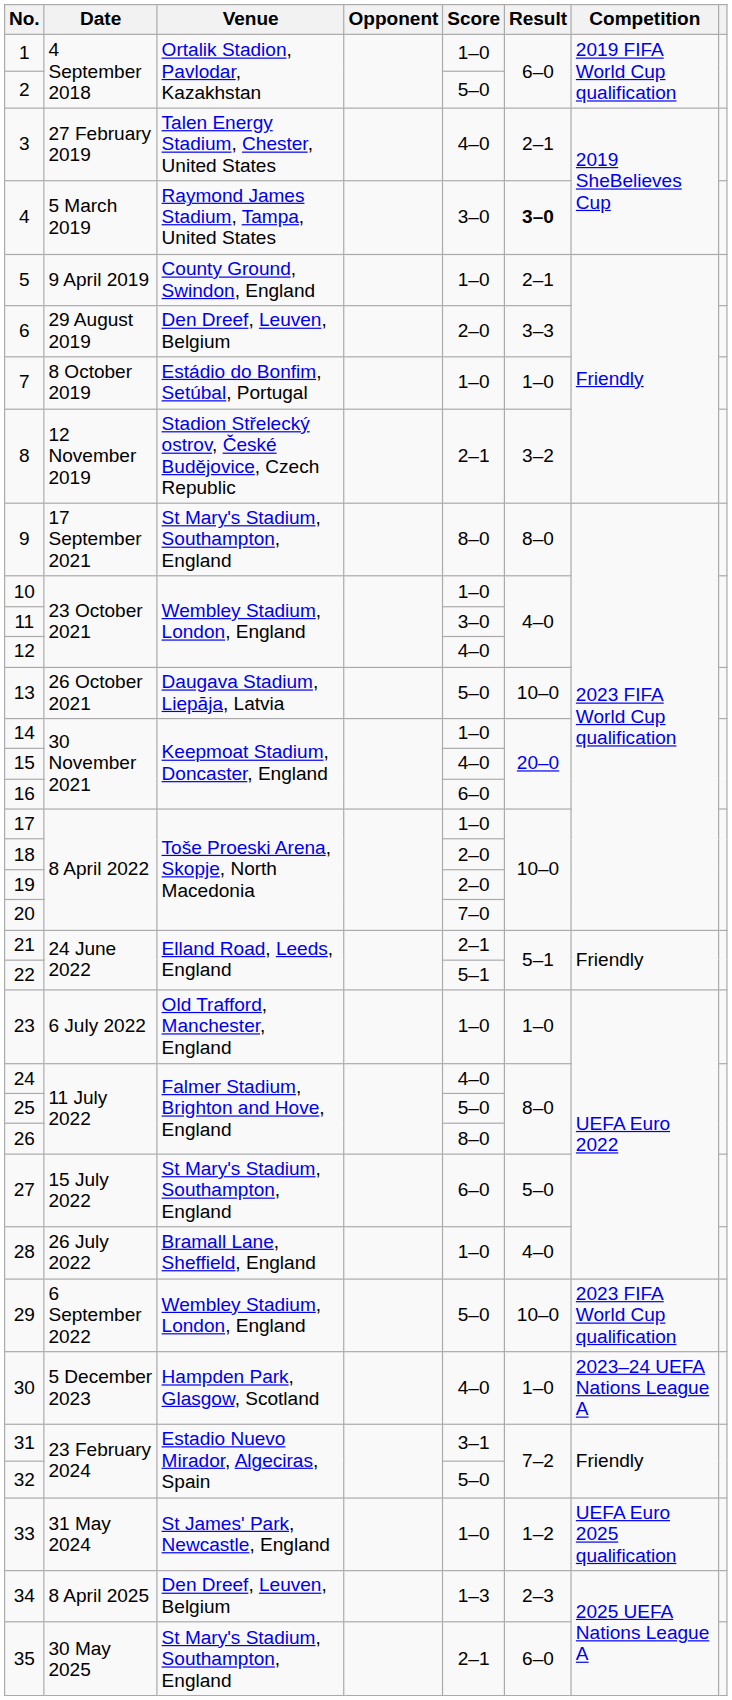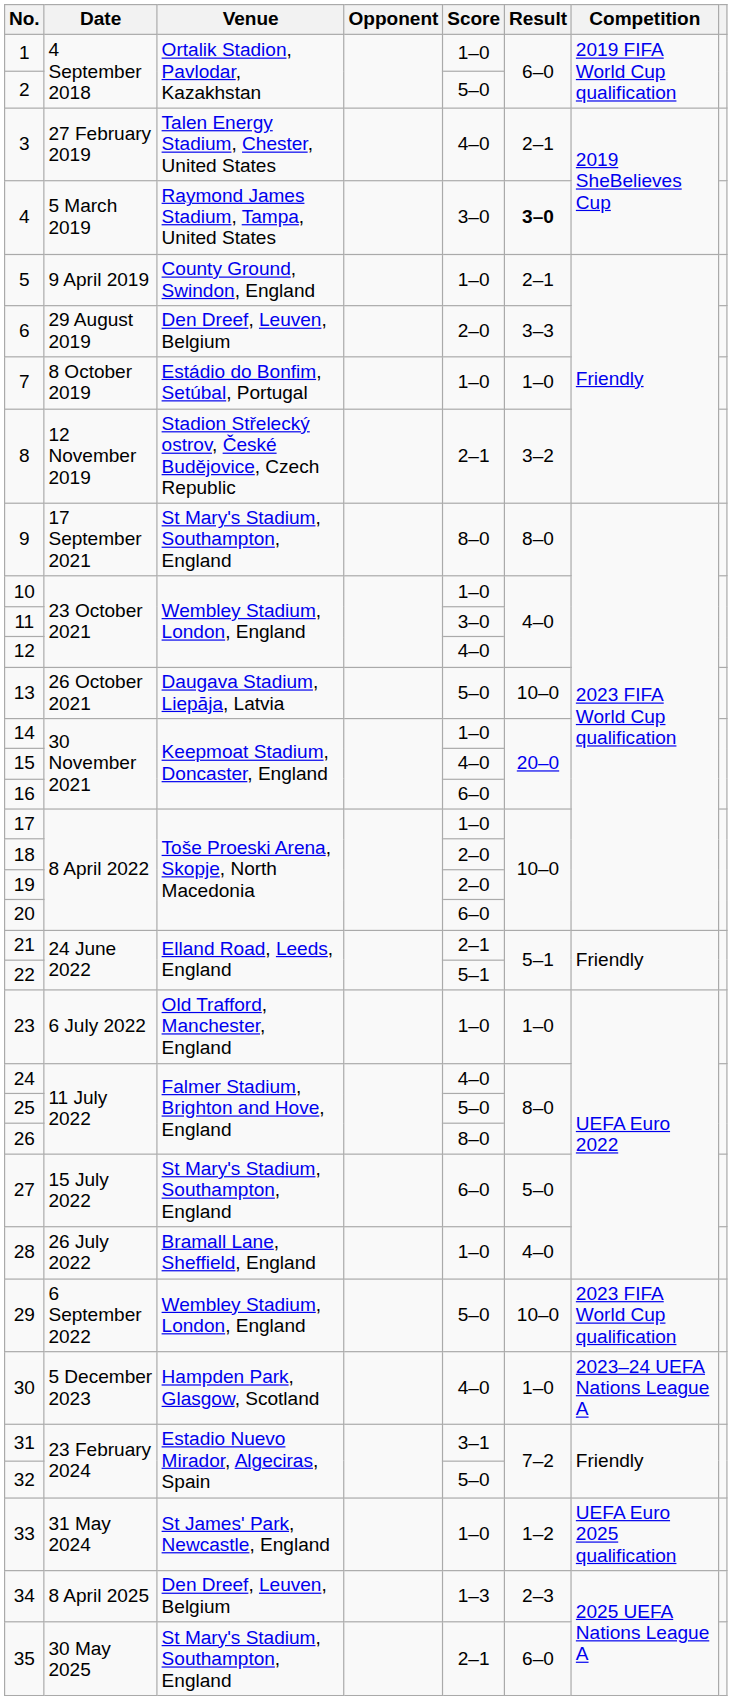(474, 914) 7–0 -> (474, 914) 6–0
